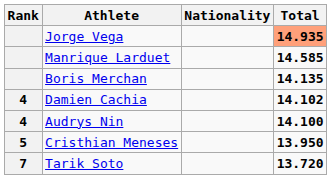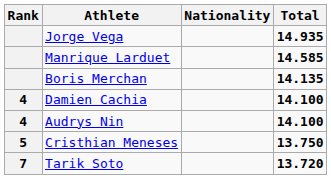(300, 36) lightsalmon background -> (300, 36) no background
(300, 100) 14.102 -> (300, 100) 14.100
(300, 142) 13.950 -> (300, 142) 13.750
